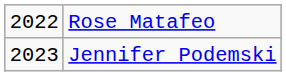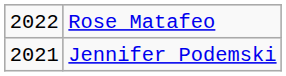(34, 55) 2023 -> (34, 55) 2021
